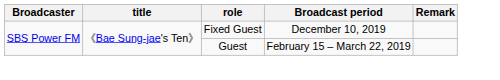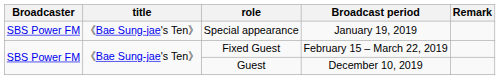+ row: (251, 31)
(339, 30) December 10, 2019 -> (376, 49) February 15 – March 22, 2019
(339, 47) February 15 – March 22, 2019 -> (376, 66) December 10, 2019
